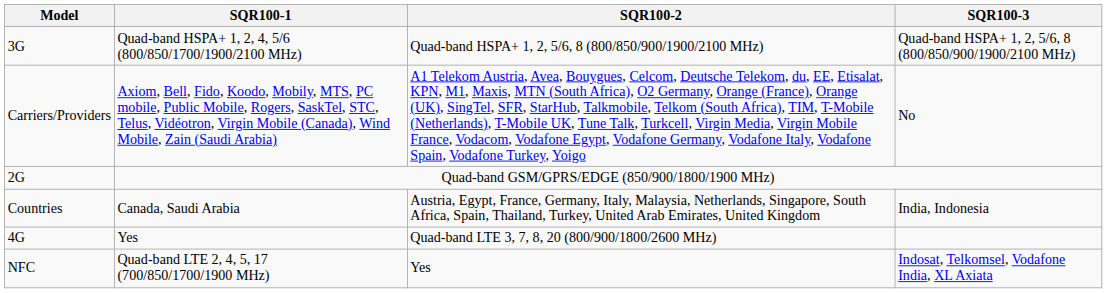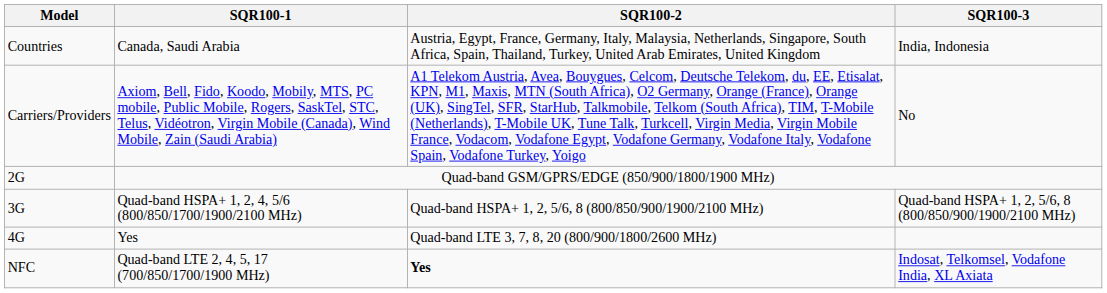rows swapped: (35, 207) <-> (16, 45)
(421, 268) normal -> (420, 268) bold
